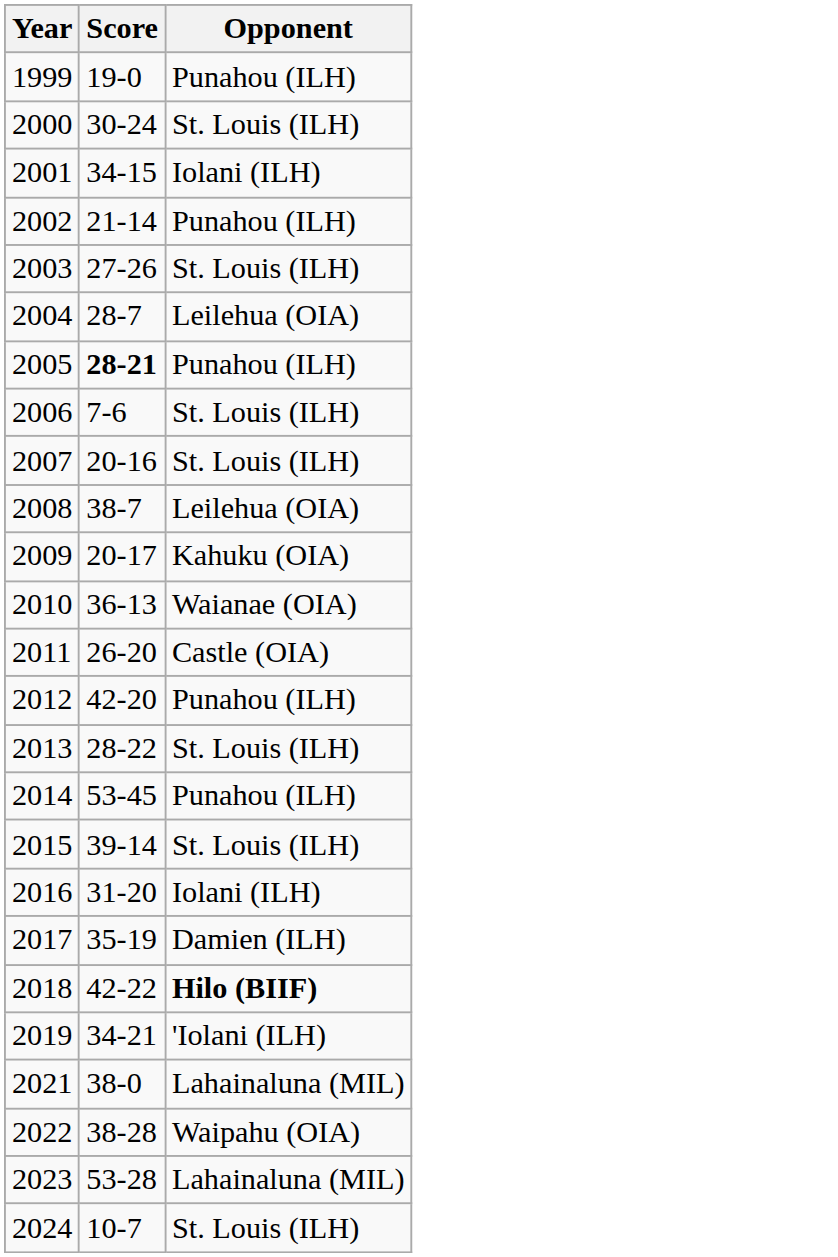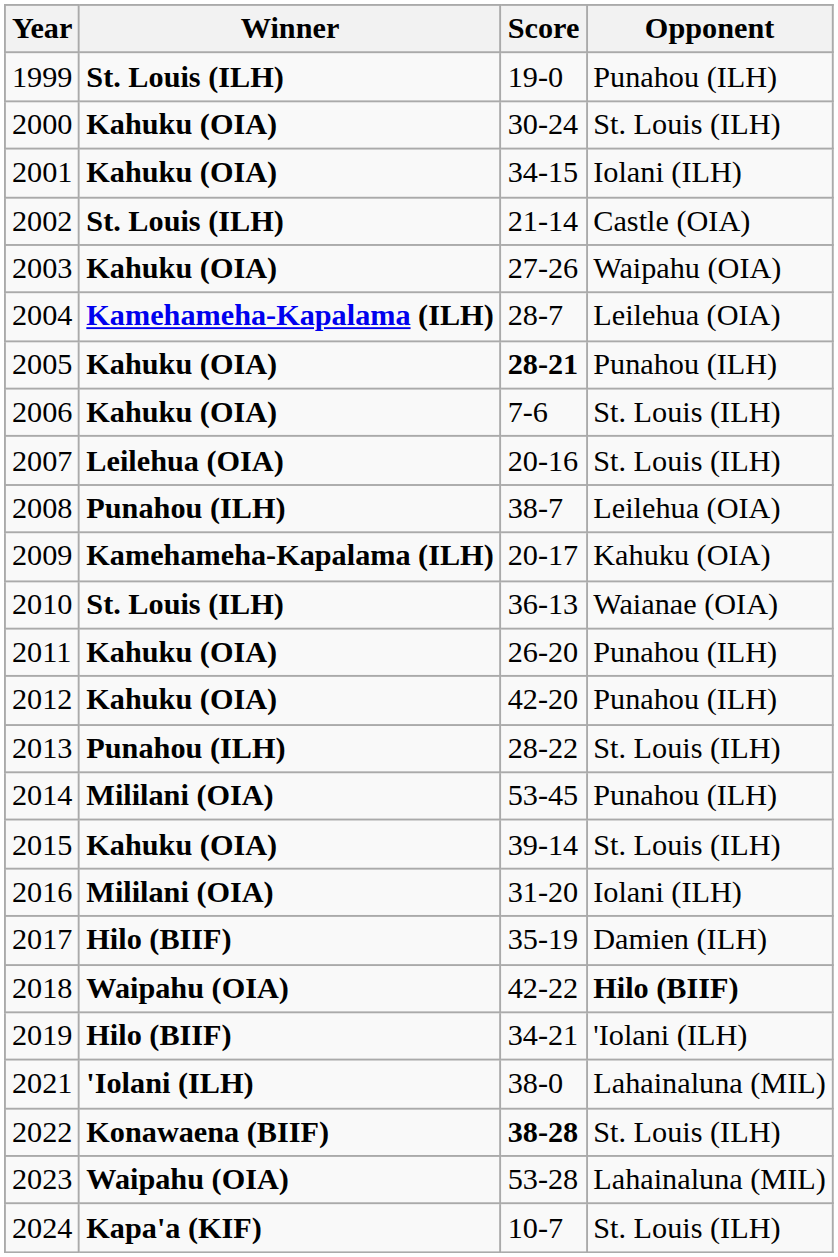+ column: (290, 28)
(264, 220) Punahou (ILH) -> (672, 220) Castle (OIA)
(266, 268) St. Louis (ILH) -> (687, 268) Waipahu (OIA)
(250, 651) Castle (OIA) -> (685, 651) Punahou (ILH)
(122, 1131) normal -> (543, 1131) bold
(266, 1131) Waipahu (OIA) -> (687, 1131) St. Louis (ILH)
